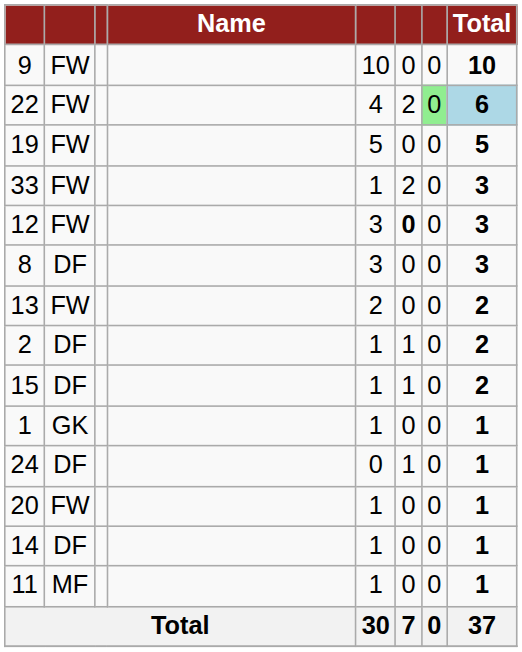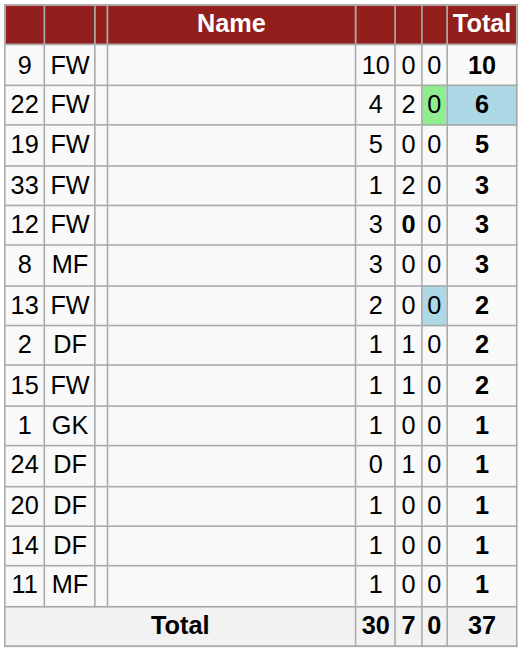(70, 265) DF -> (70, 265) MF
(434, 305) no background -> (434, 305) lightblue background
(70, 385) DF -> (70, 385) FW
(70, 505) FW -> (70, 505) DF
